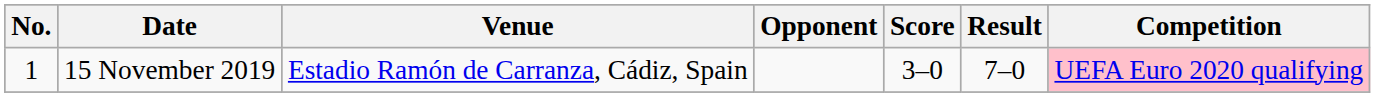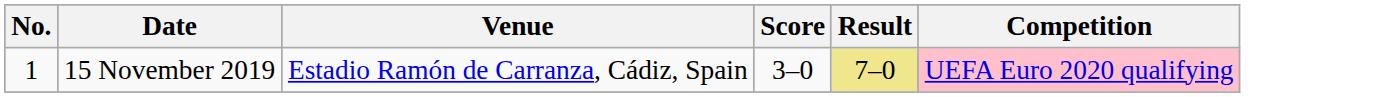- column: (819, 26)
(1005, 69) no background -> (875, 69) khaki background
